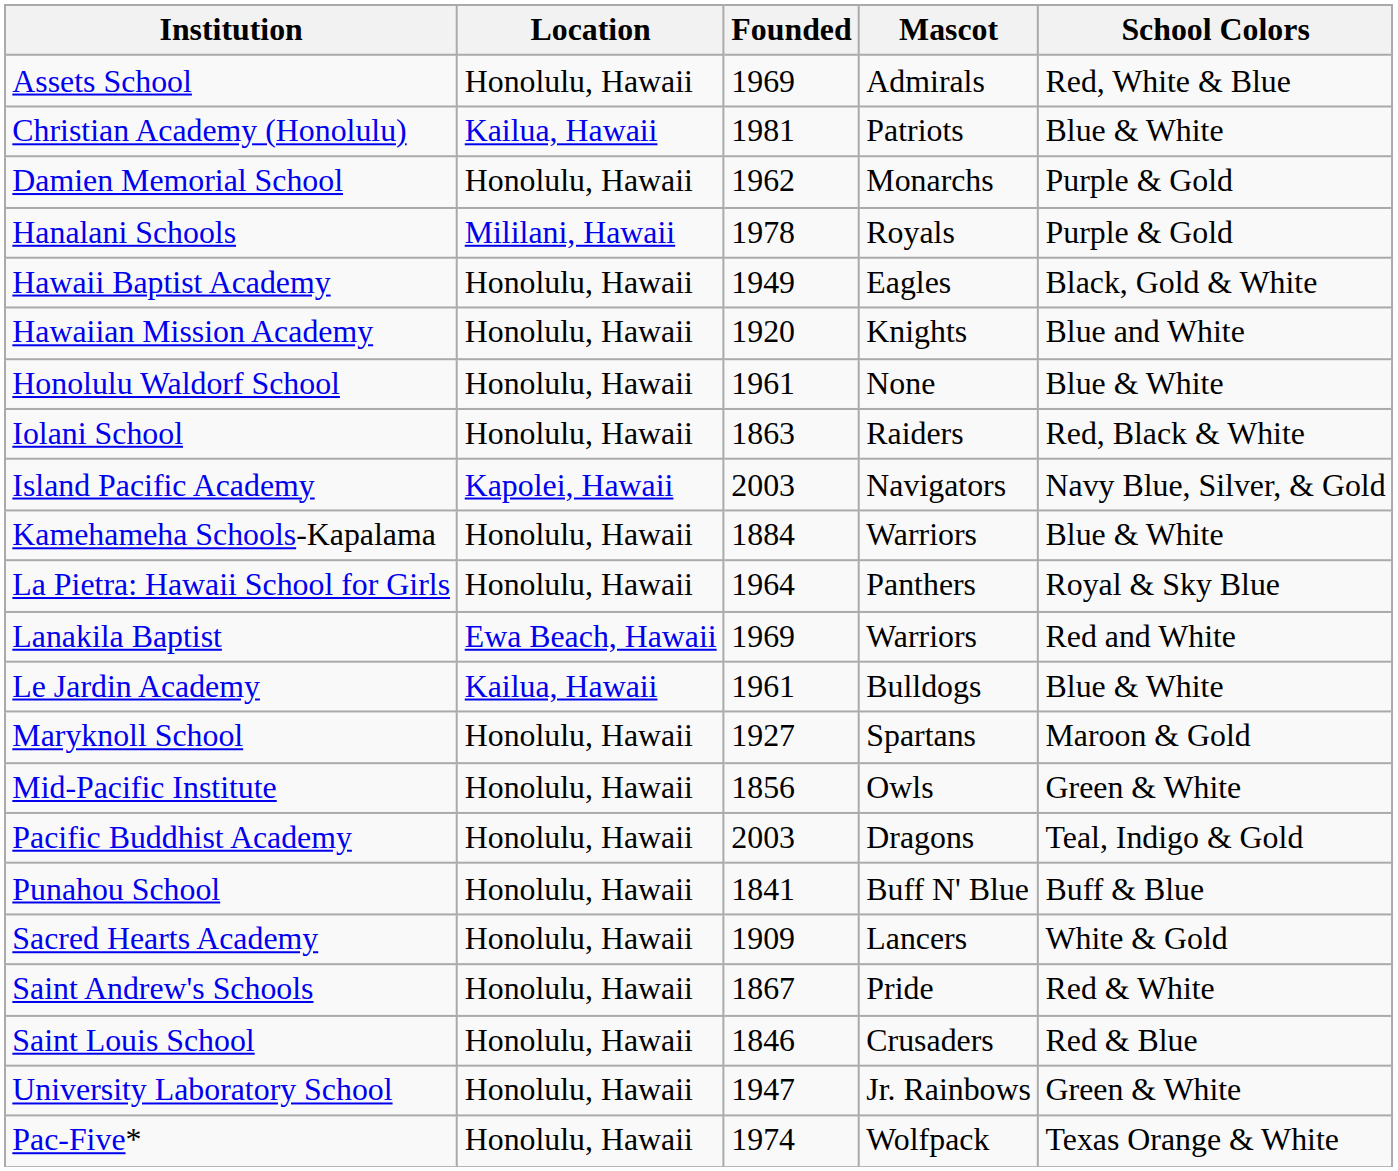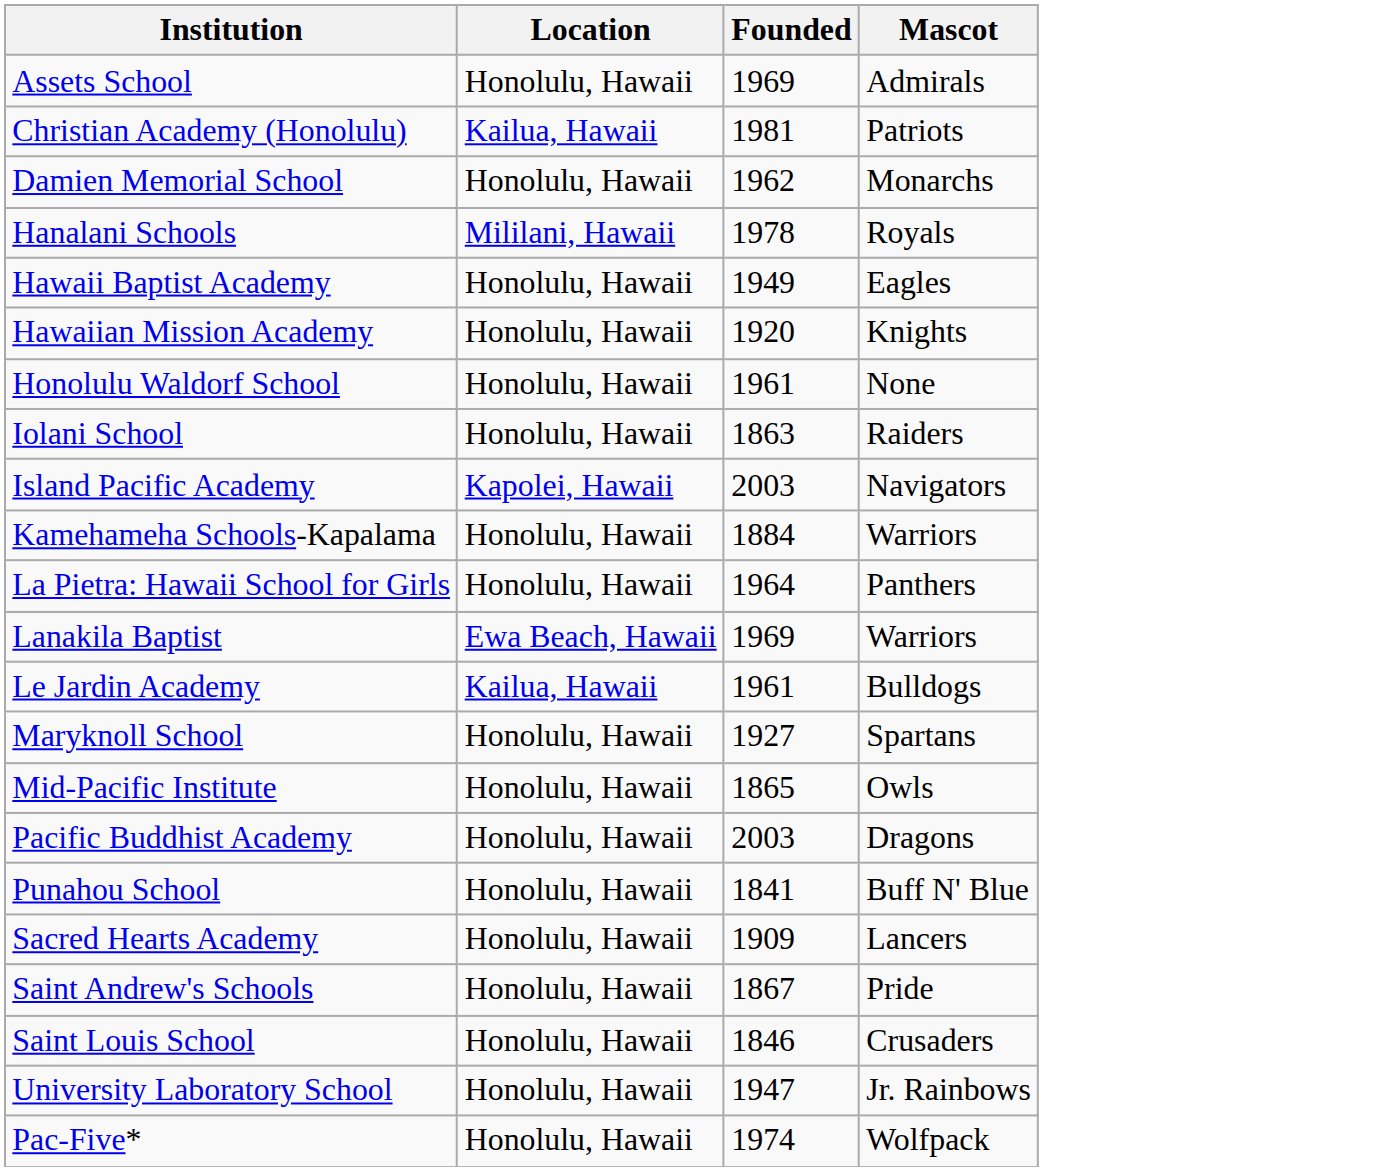- column: (1216, 29)
(763, 787) 1856 -> (763, 787) 1865
